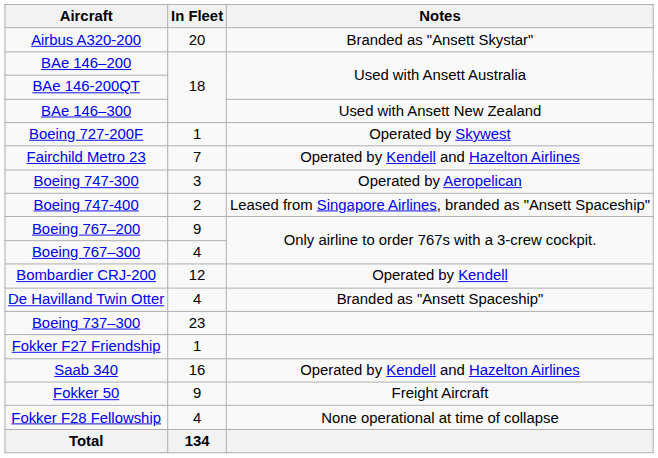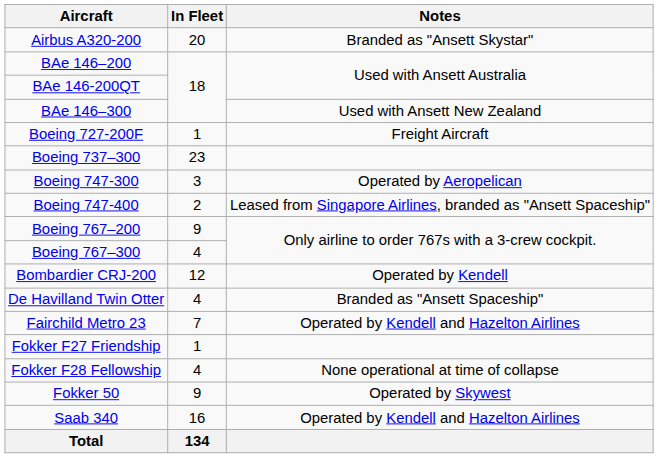(440, 134) Operated by Skywest -> (440, 134) Freight Aircraft
rows swapped: (86, 323) <-> (86, 157)
rows swapped: (86, 417) <-> (86, 370)
(440, 393) Freight Aircraft -> (440, 393) Operated by Skywest
